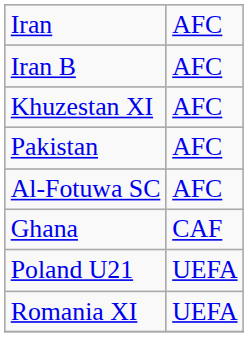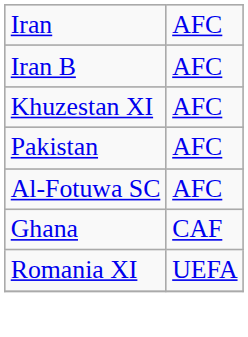- row: (72, 270)
